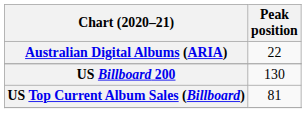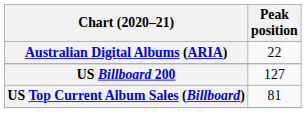(274, 74) 130 -> (274, 74) 127
